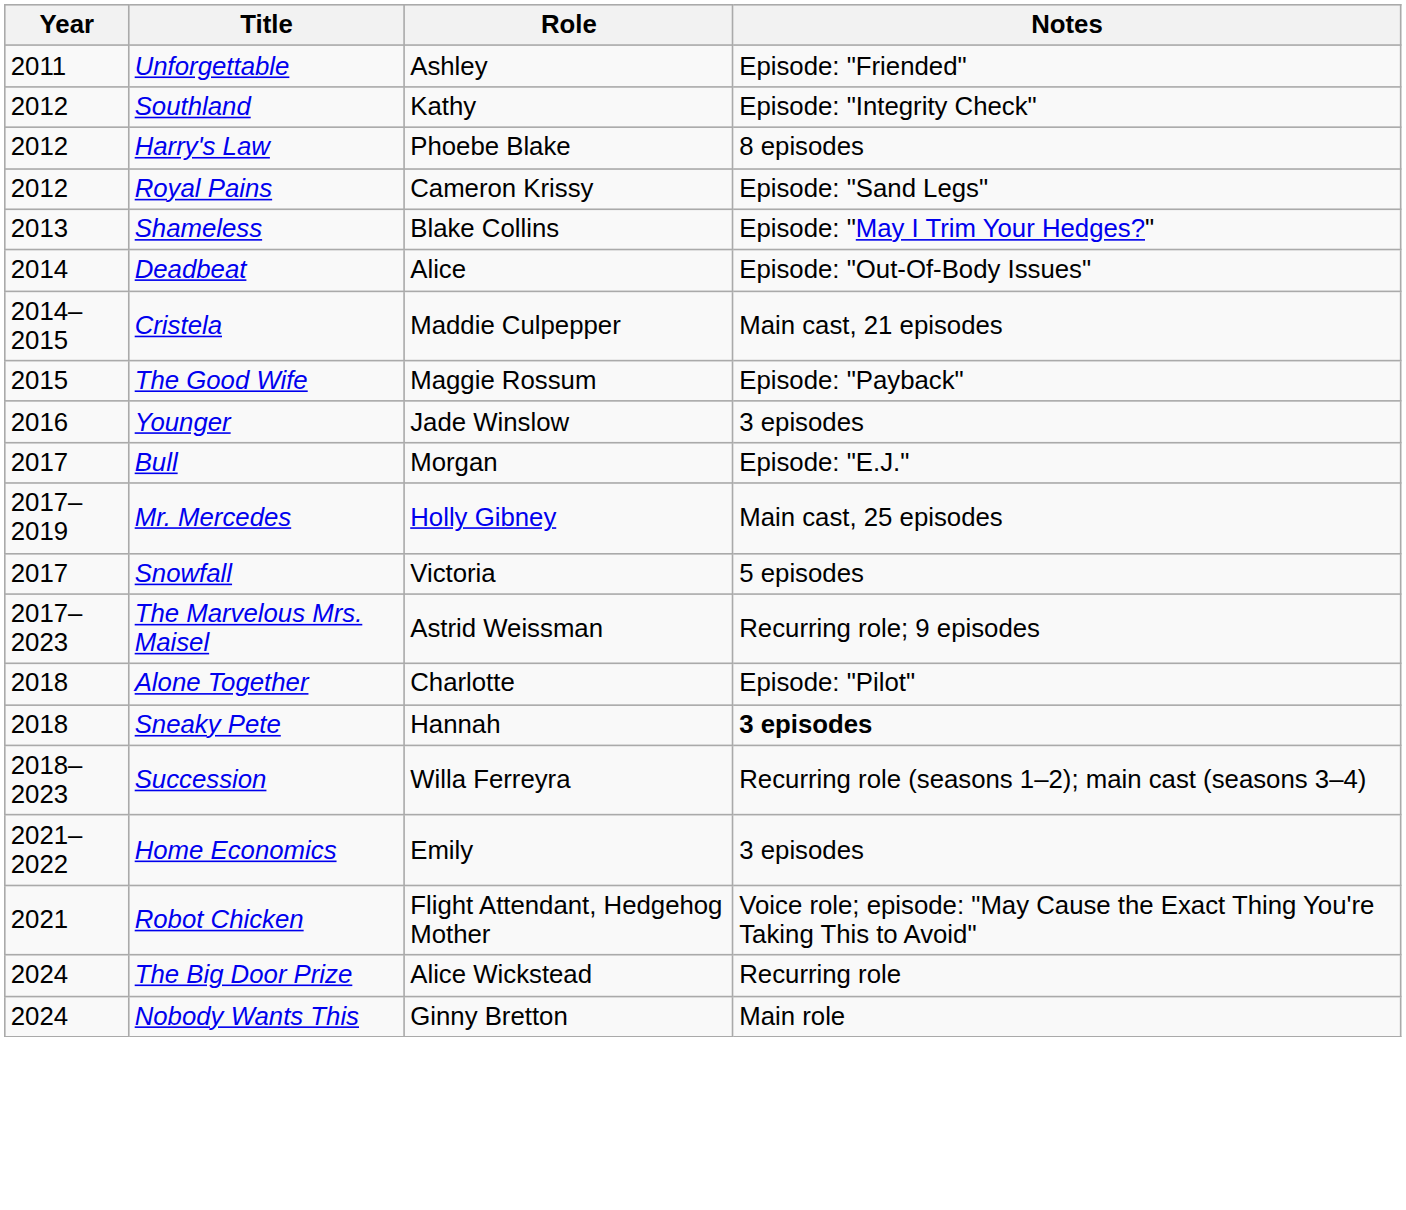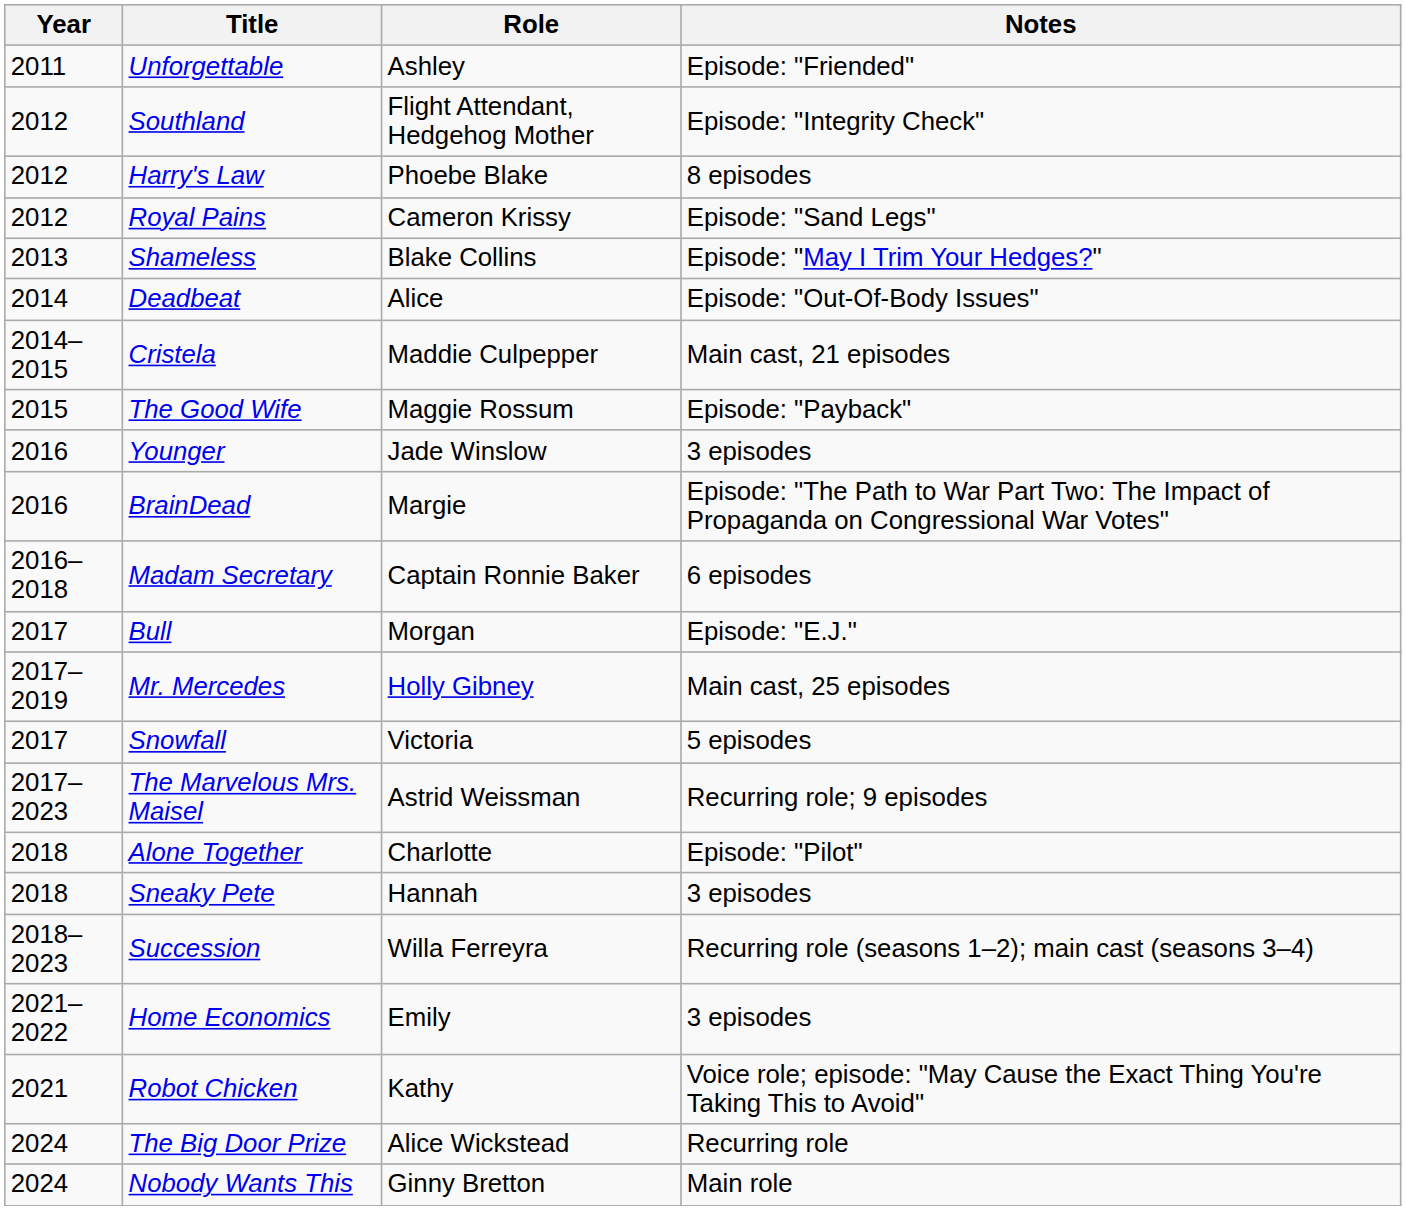(443, 106) Kathy -> (491, 121) Flight Attendant, Hedgehog Mother
+ row: (189, 505)
+ row: (230, 575)
(806, 724) bold -> (749, 893) normal
(566, 919) Flight Attendant, Hedgehog Mother -> (421, 1088) Kathy
